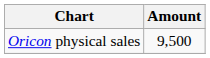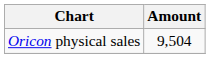(174, 41) 9,500 -> (174, 41) 9,504
